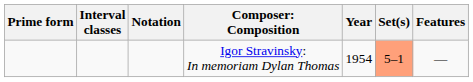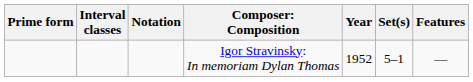(359, 58) 1954 -> (359, 58) 1952
(394, 58) lightsalmon background -> (394, 58) no background
